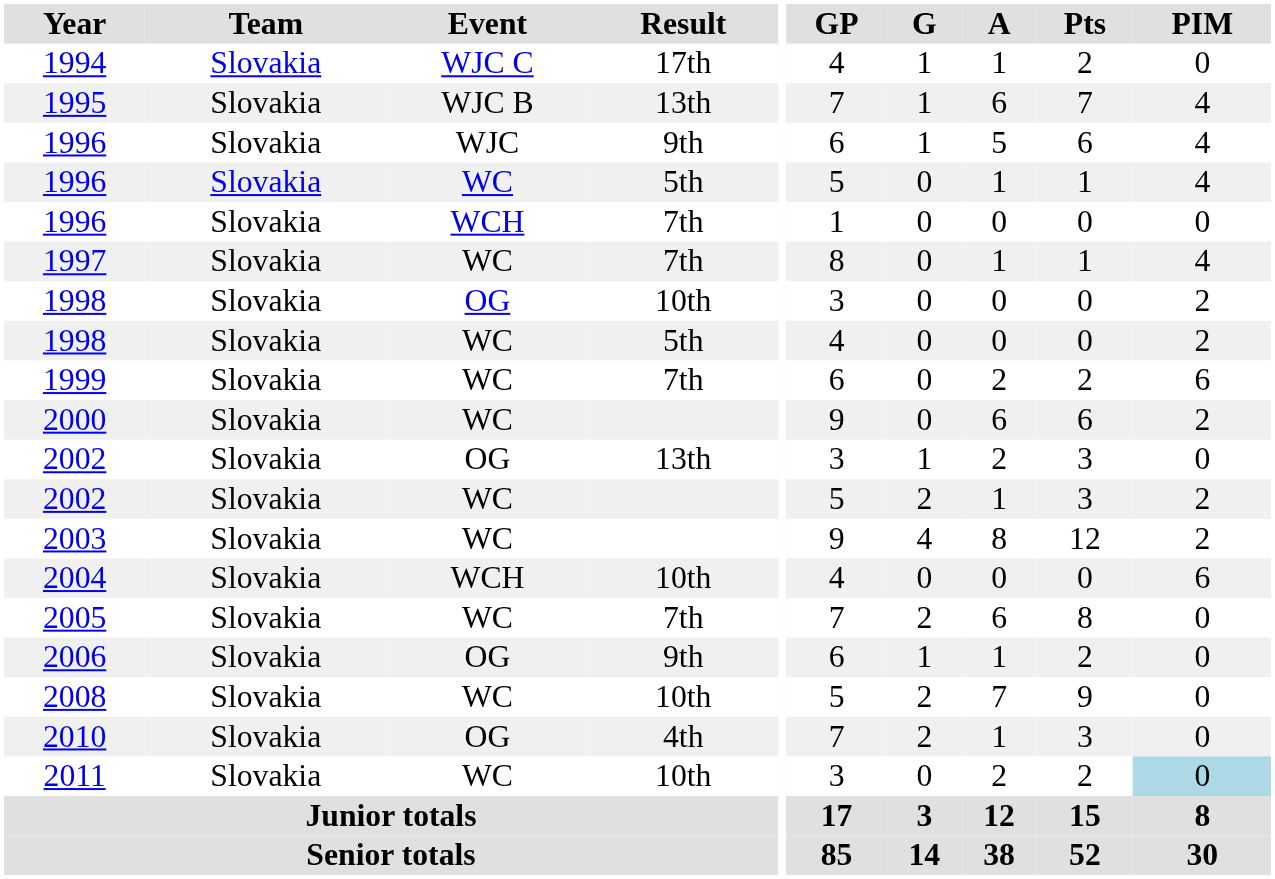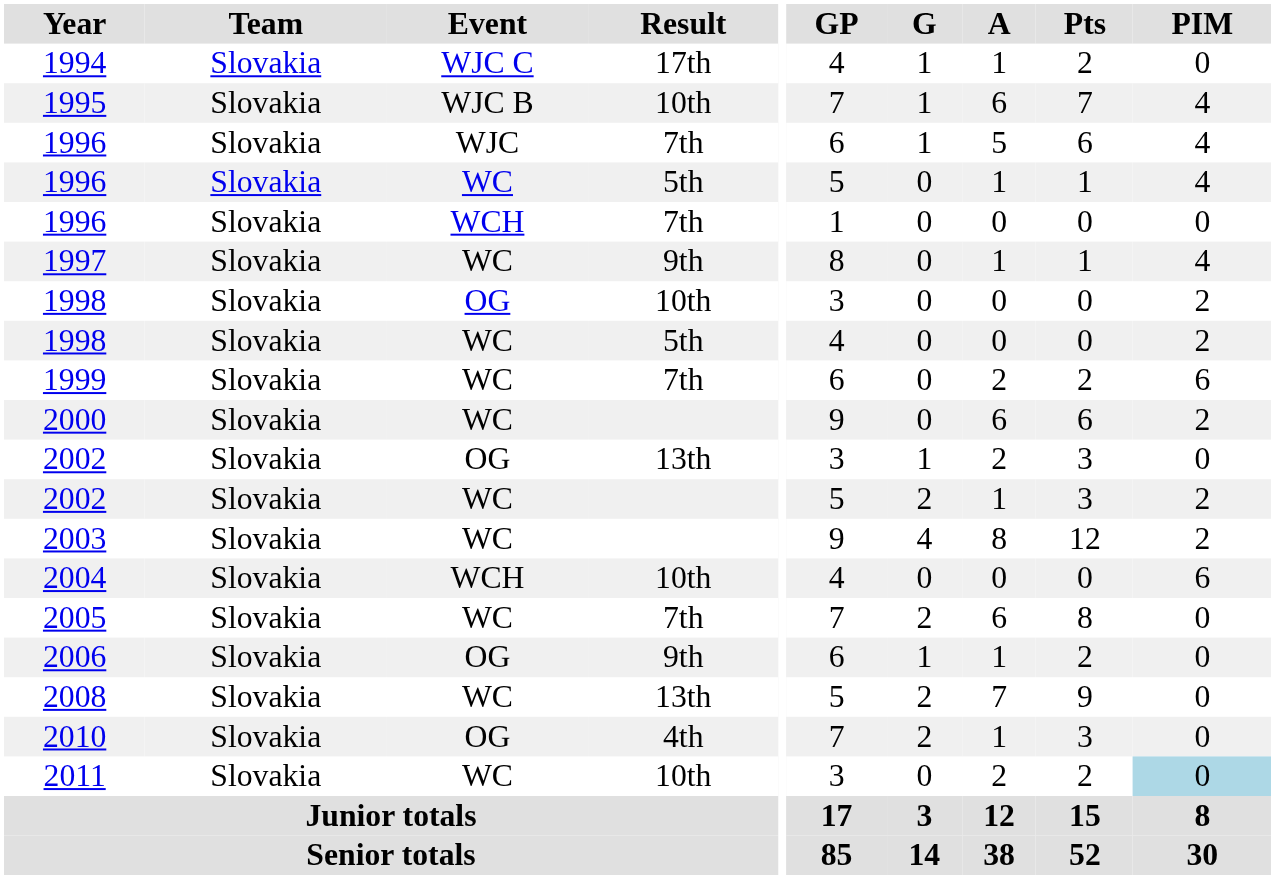(683, 102) 13th -> (683, 102) 10th
(683, 142) 9th -> (683, 142) 7th
(683, 260) 7th -> (683, 260) 9th
(683, 696) 10th -> (683, 696) 13th
